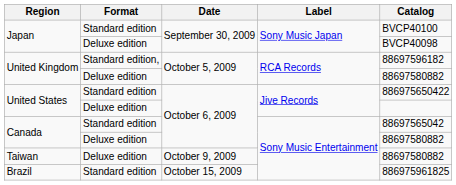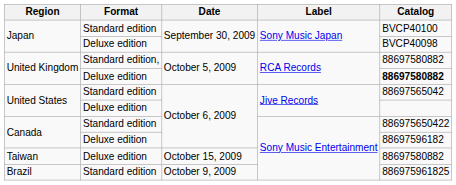(413, 60) 88697596182 -> (413, 60) 88697580882
(413, 76) normal -> (413, 76) bold
(416, 92) 886975650422 -> (413, 92) 88697565042
(413, 124) 88697565042 -> (416, 124) 886975650422
(413, 140) 88697580882 -> (413, 140) 88697596182
(200, 156) October 9, 2009 -> (203, 156) October 15, 2009
(203, 172) October 15, 2009 -> (200, 172) October 9, 2009
